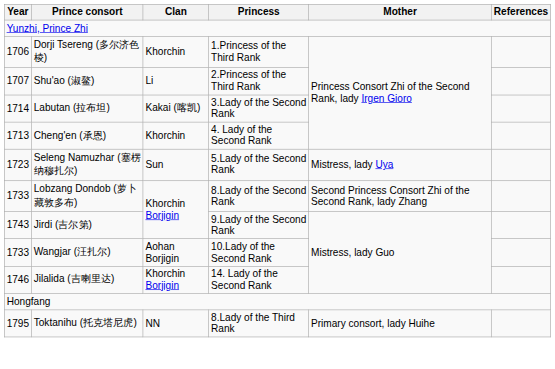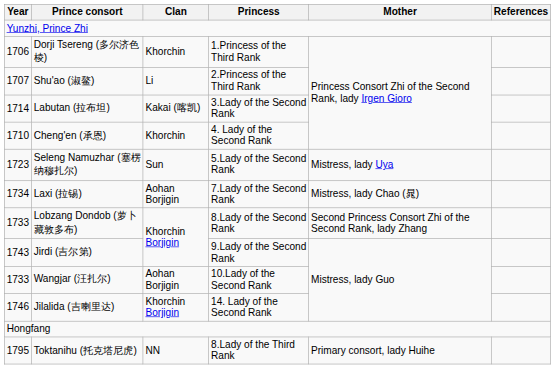(18, 135) 1713 -> (18, 135) 1710
+ row: (58, 194)
